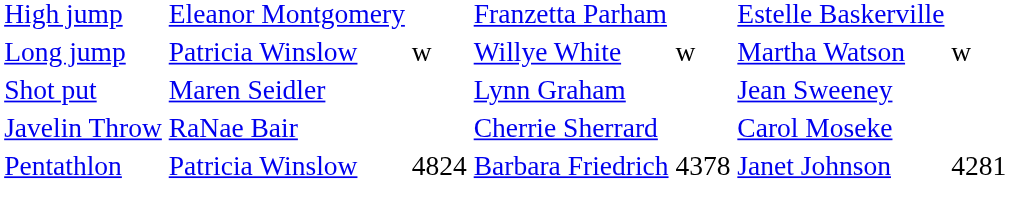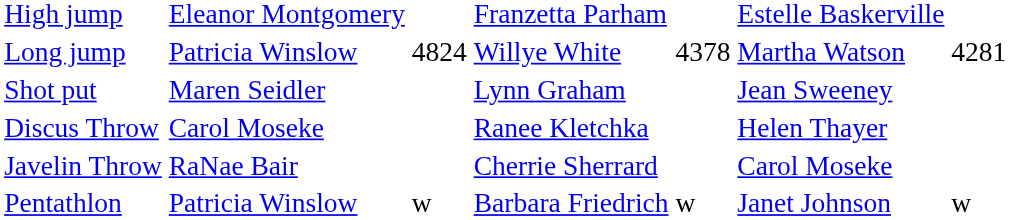(422, 52) w -> (439, 52) 4824
(685, 52) w -> (703, 52) 4378
(961, 52) w -> (979, 52) 4281
+ row: (81, 127)
(439, 165) 4824 -> (422, 203) w
(703, 165) 4378 -> (685, 203) w
(979, 165) 4281 -> (961, 203) w
